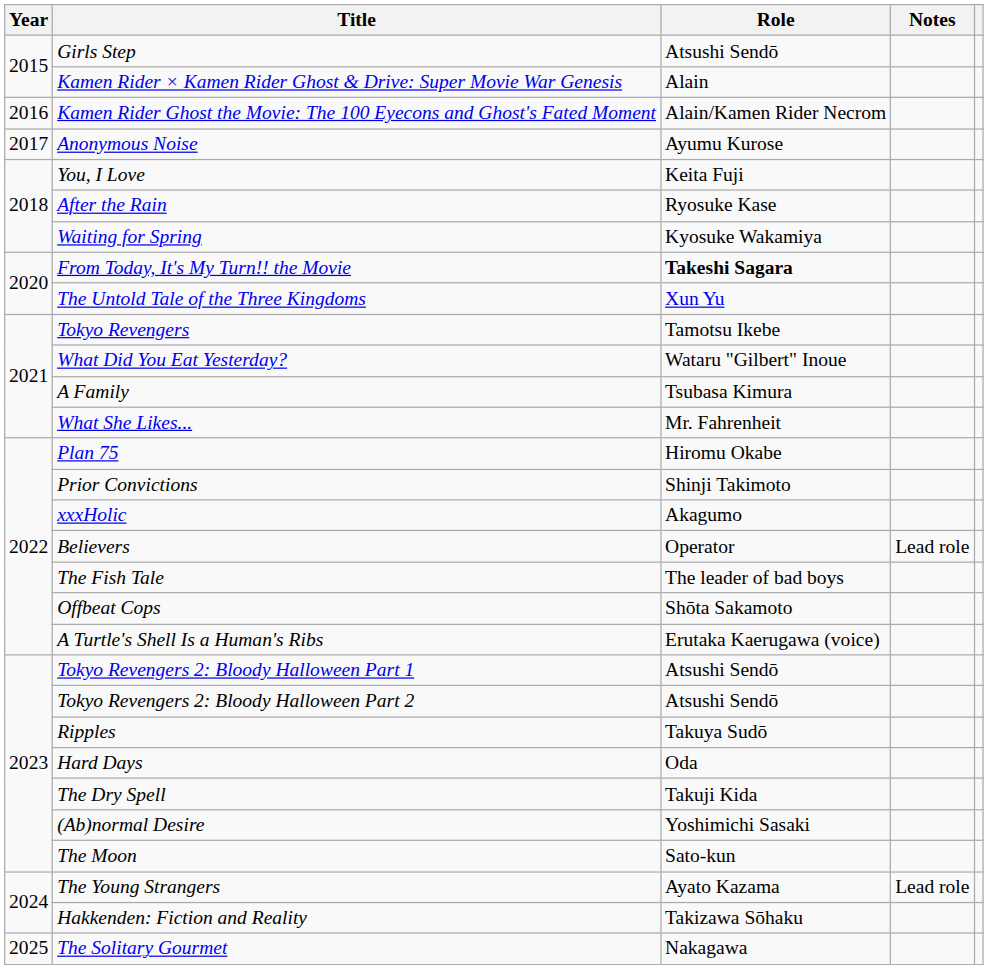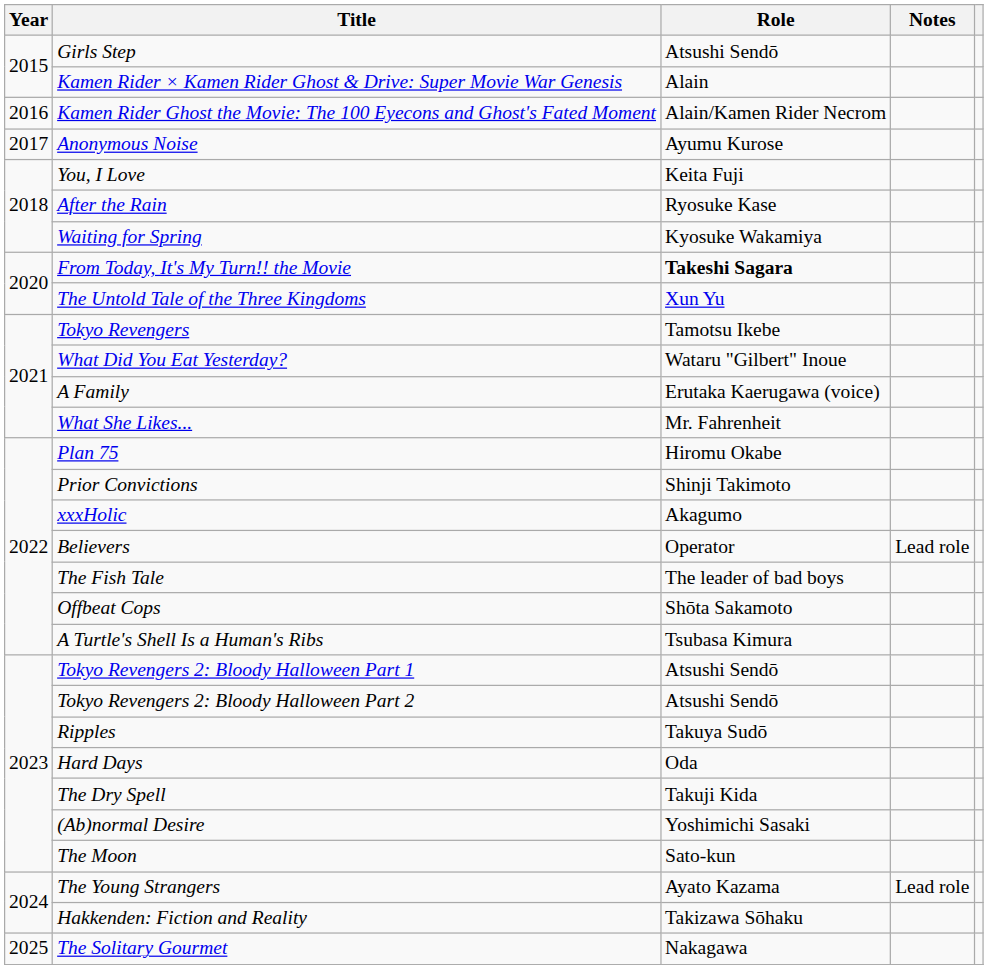(729, 391) Tsubasa Kimura -> (772, 391) Erutaka Kaerugawa (voice)
(772, 639) Erutaka Kaerugawa (voice) -> (729, 639) Tsubasa Kimura
